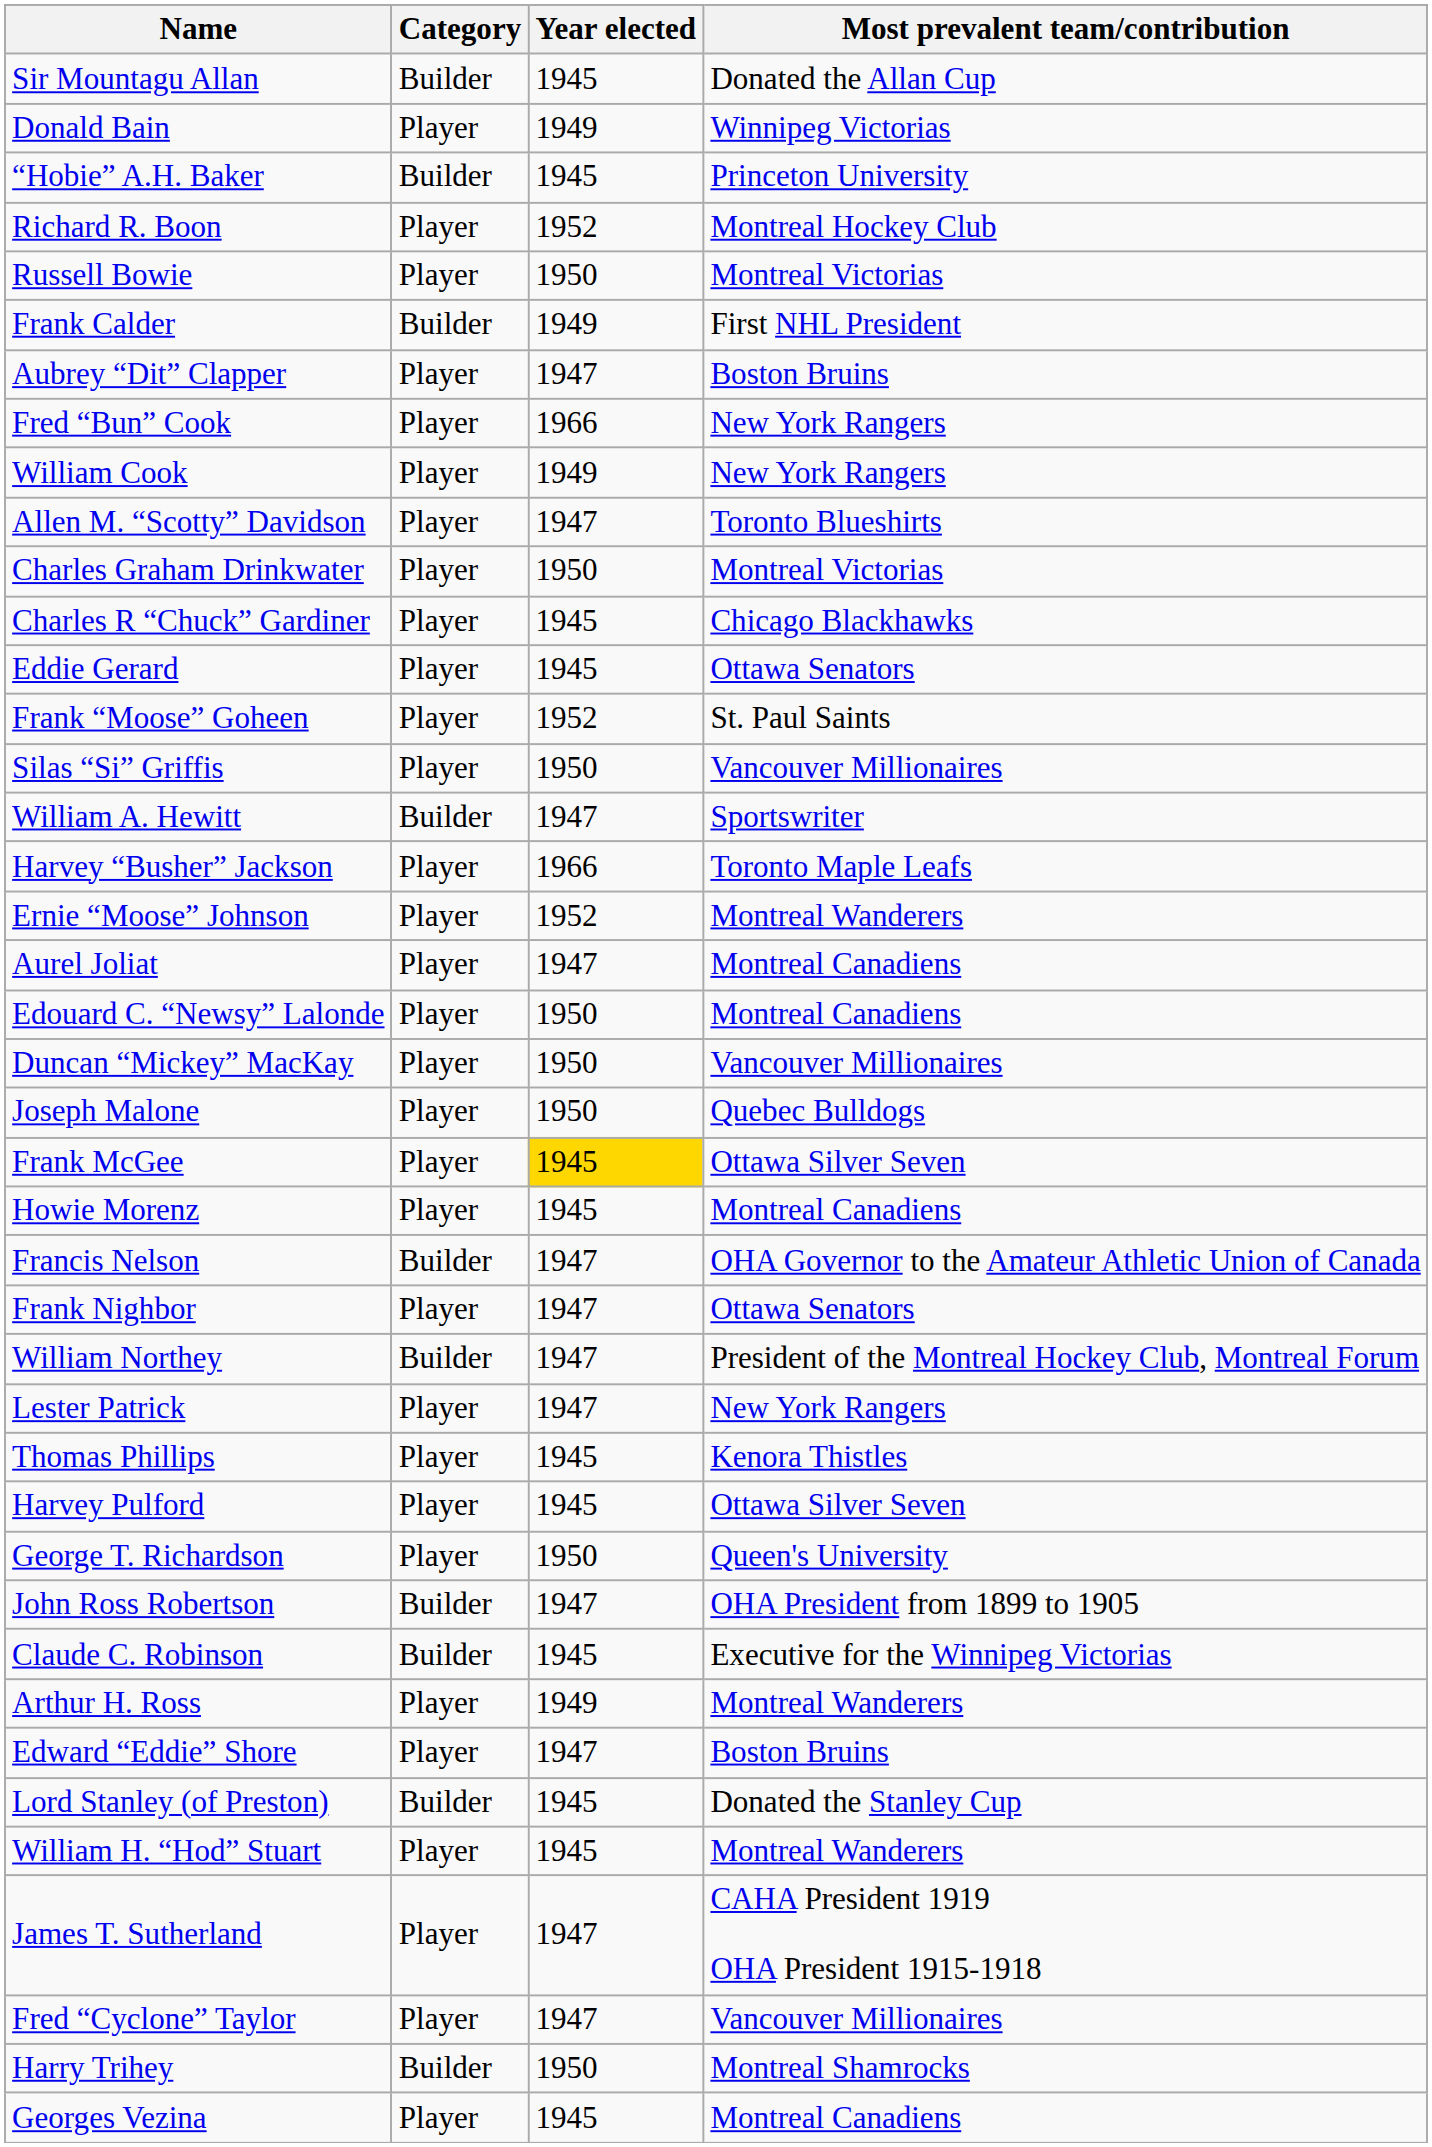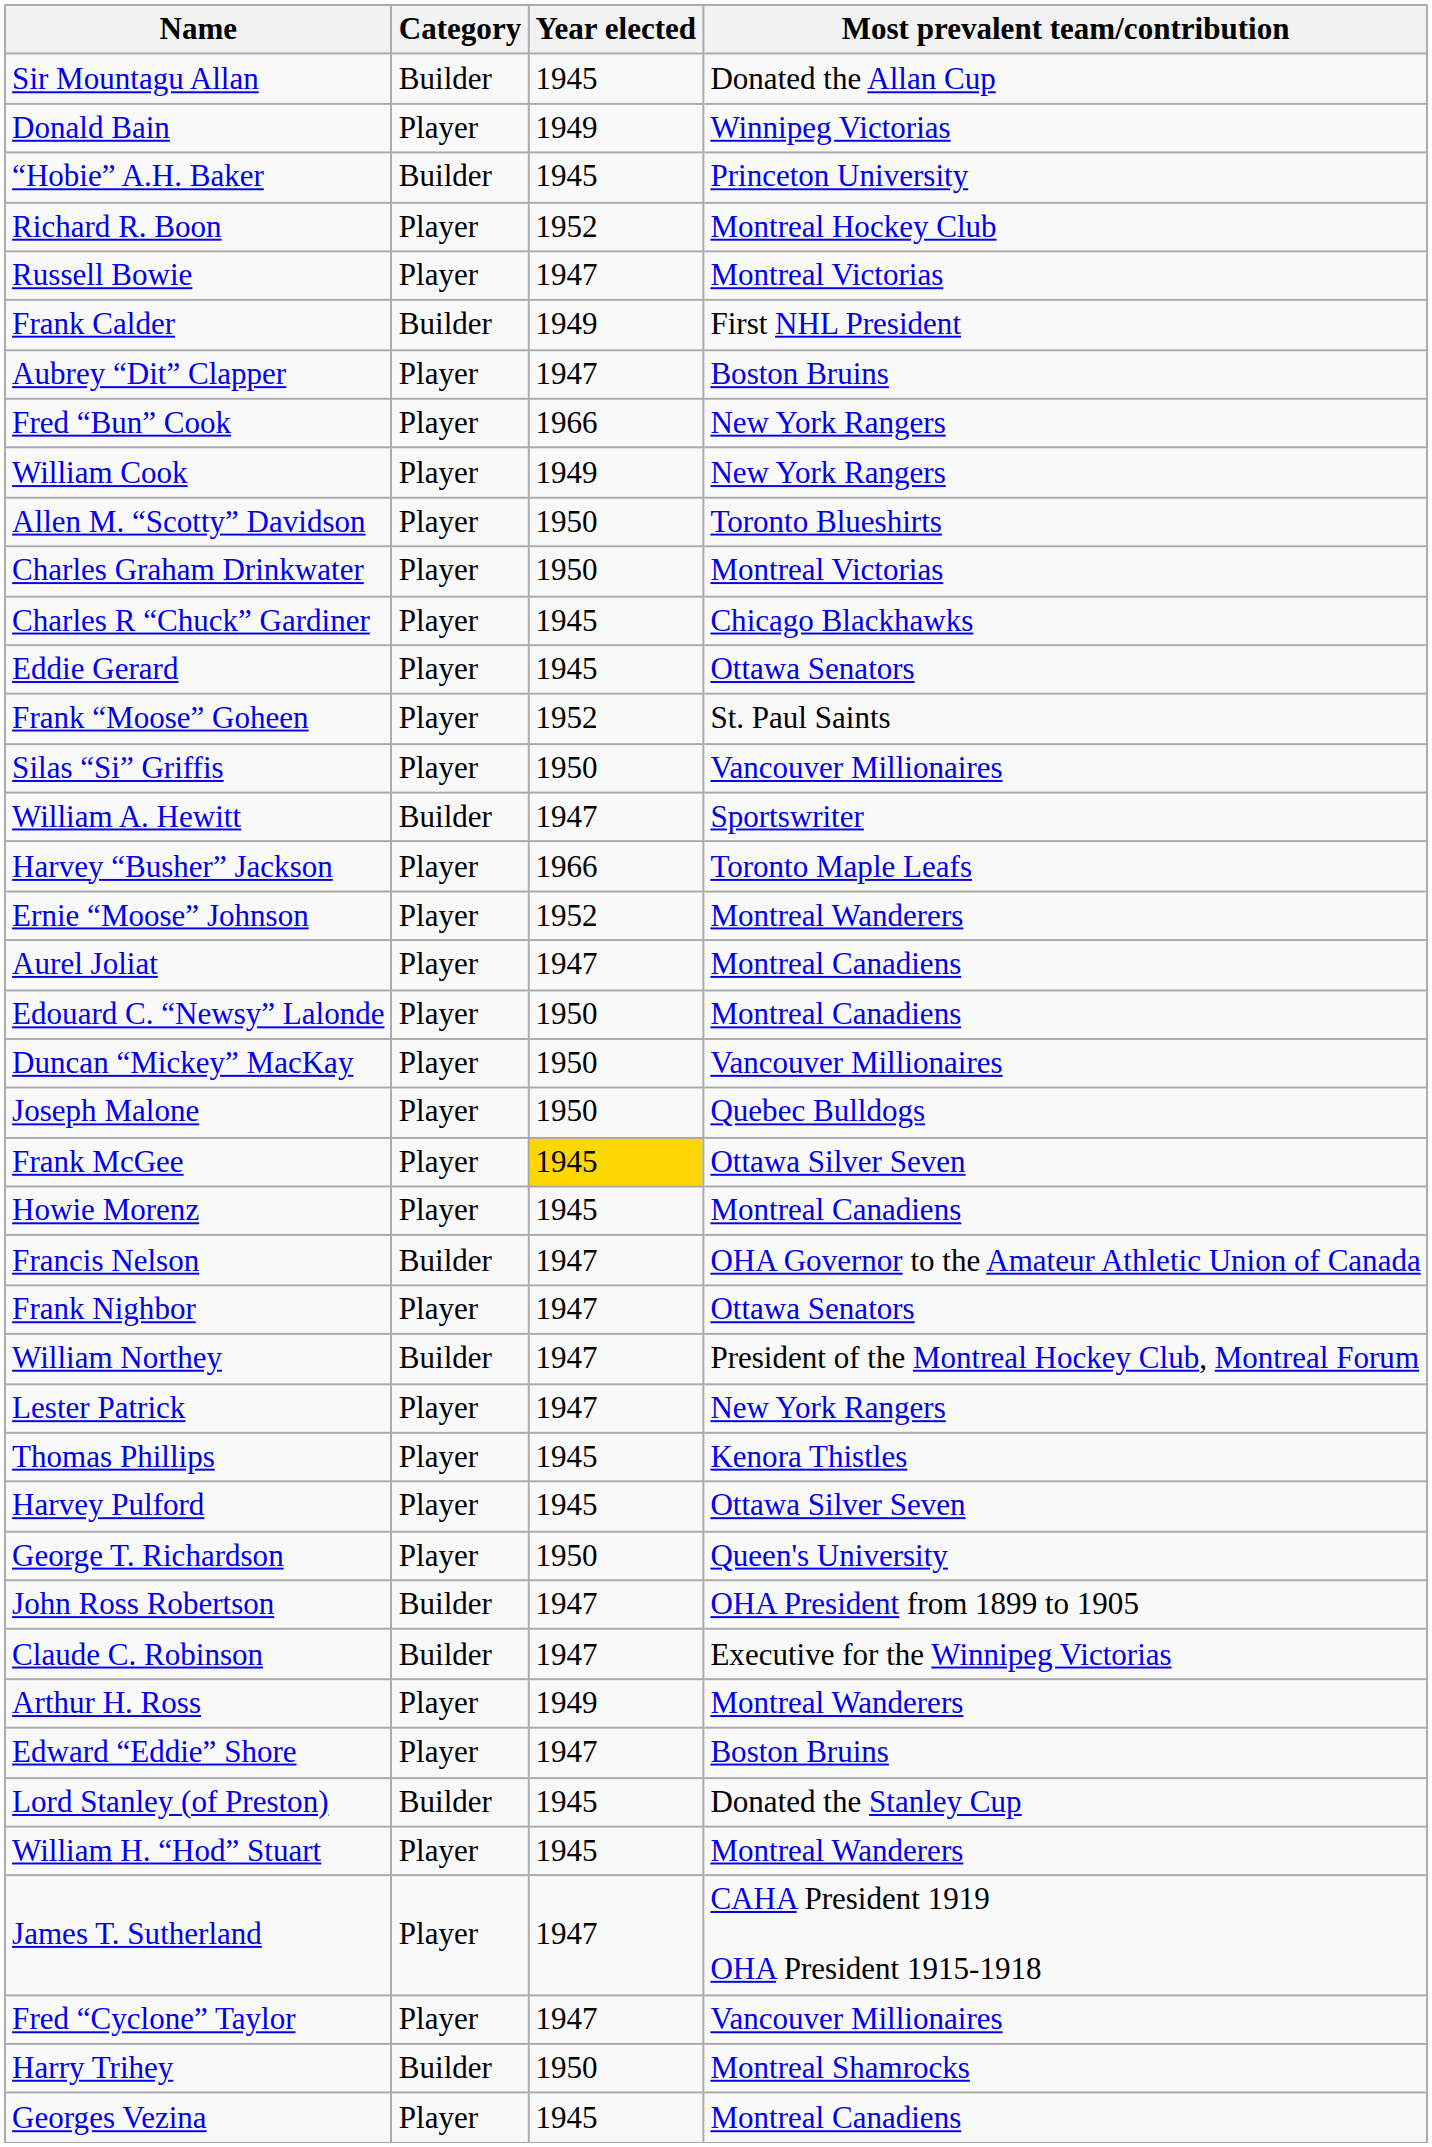(567, 275) 1950 -> (567, 275) 1947
(567, 521) 1947 -> (567, 521) 1950
(567, 1653) 1945 -> (567, 1653) 1947
